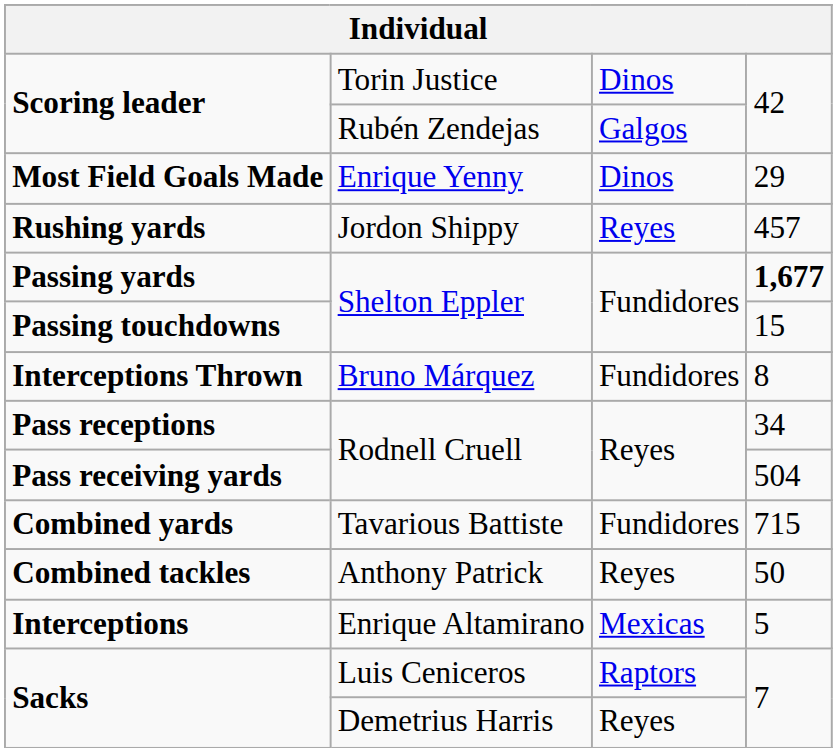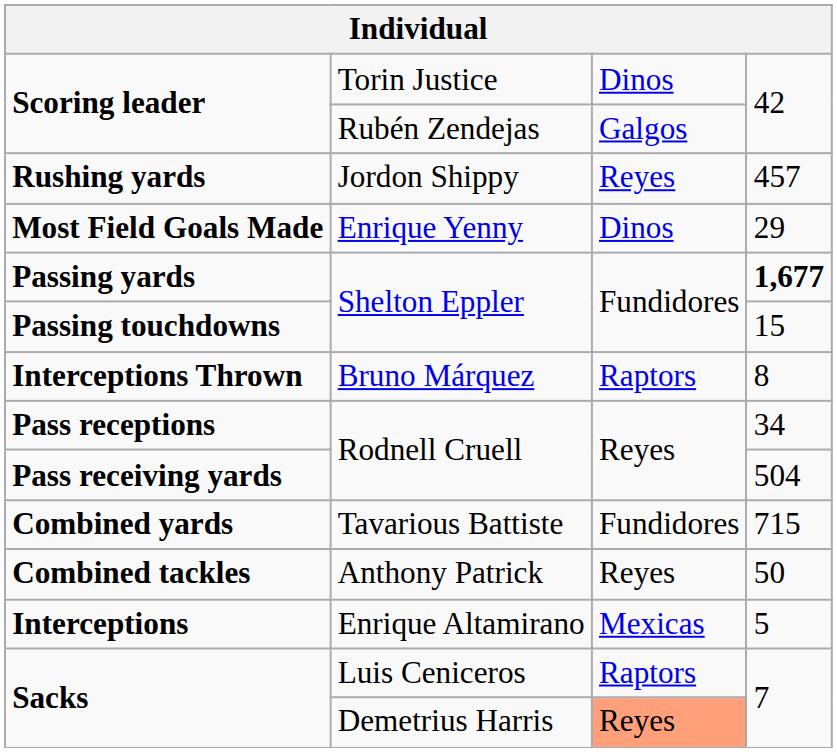rows swapped: (168, 177) <-> (109, 227)
(669, 375) Fundidores -> (648, 375) Raptors
(637, 721) no background -> (637, 721) lightsalmon background
